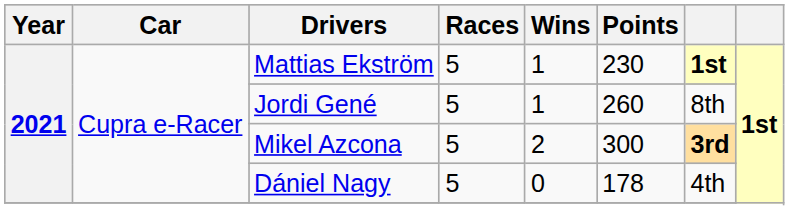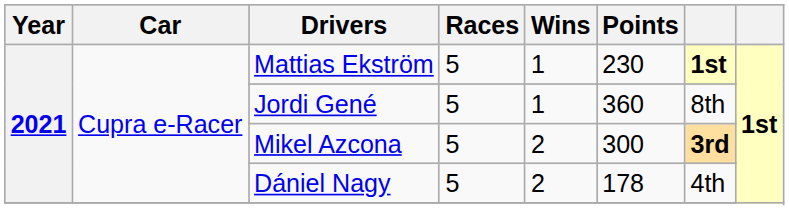(623, 104) 260 -> (623, 104) 360
(538, 184) 0 -> (538, 184) 2
